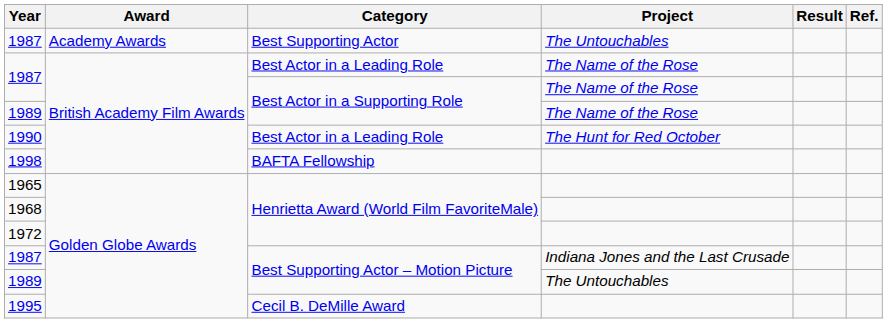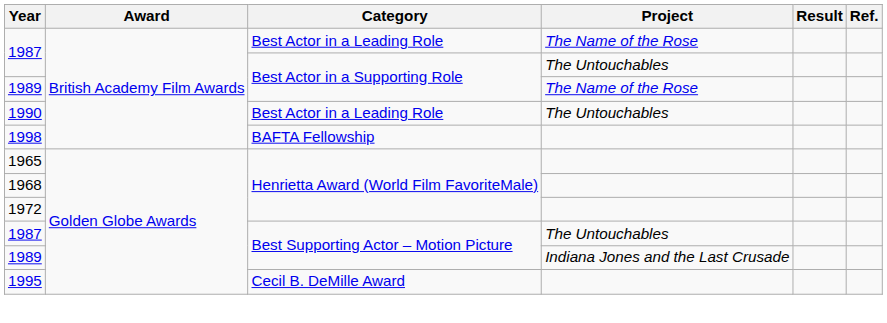- row: (25, 40)
(622, 88) The Name of the Rose -> (607, 64) The Untouchables
(633, 137) The Hunt for Red October -> (607, 112) The Untouchables
(667, 257) Indiana Jones and the Last Crusade -> (607, 233) The Untouchables
(607, 281) The Untouchables -> (667, 257) Indiana Jones and the Last Crusade
